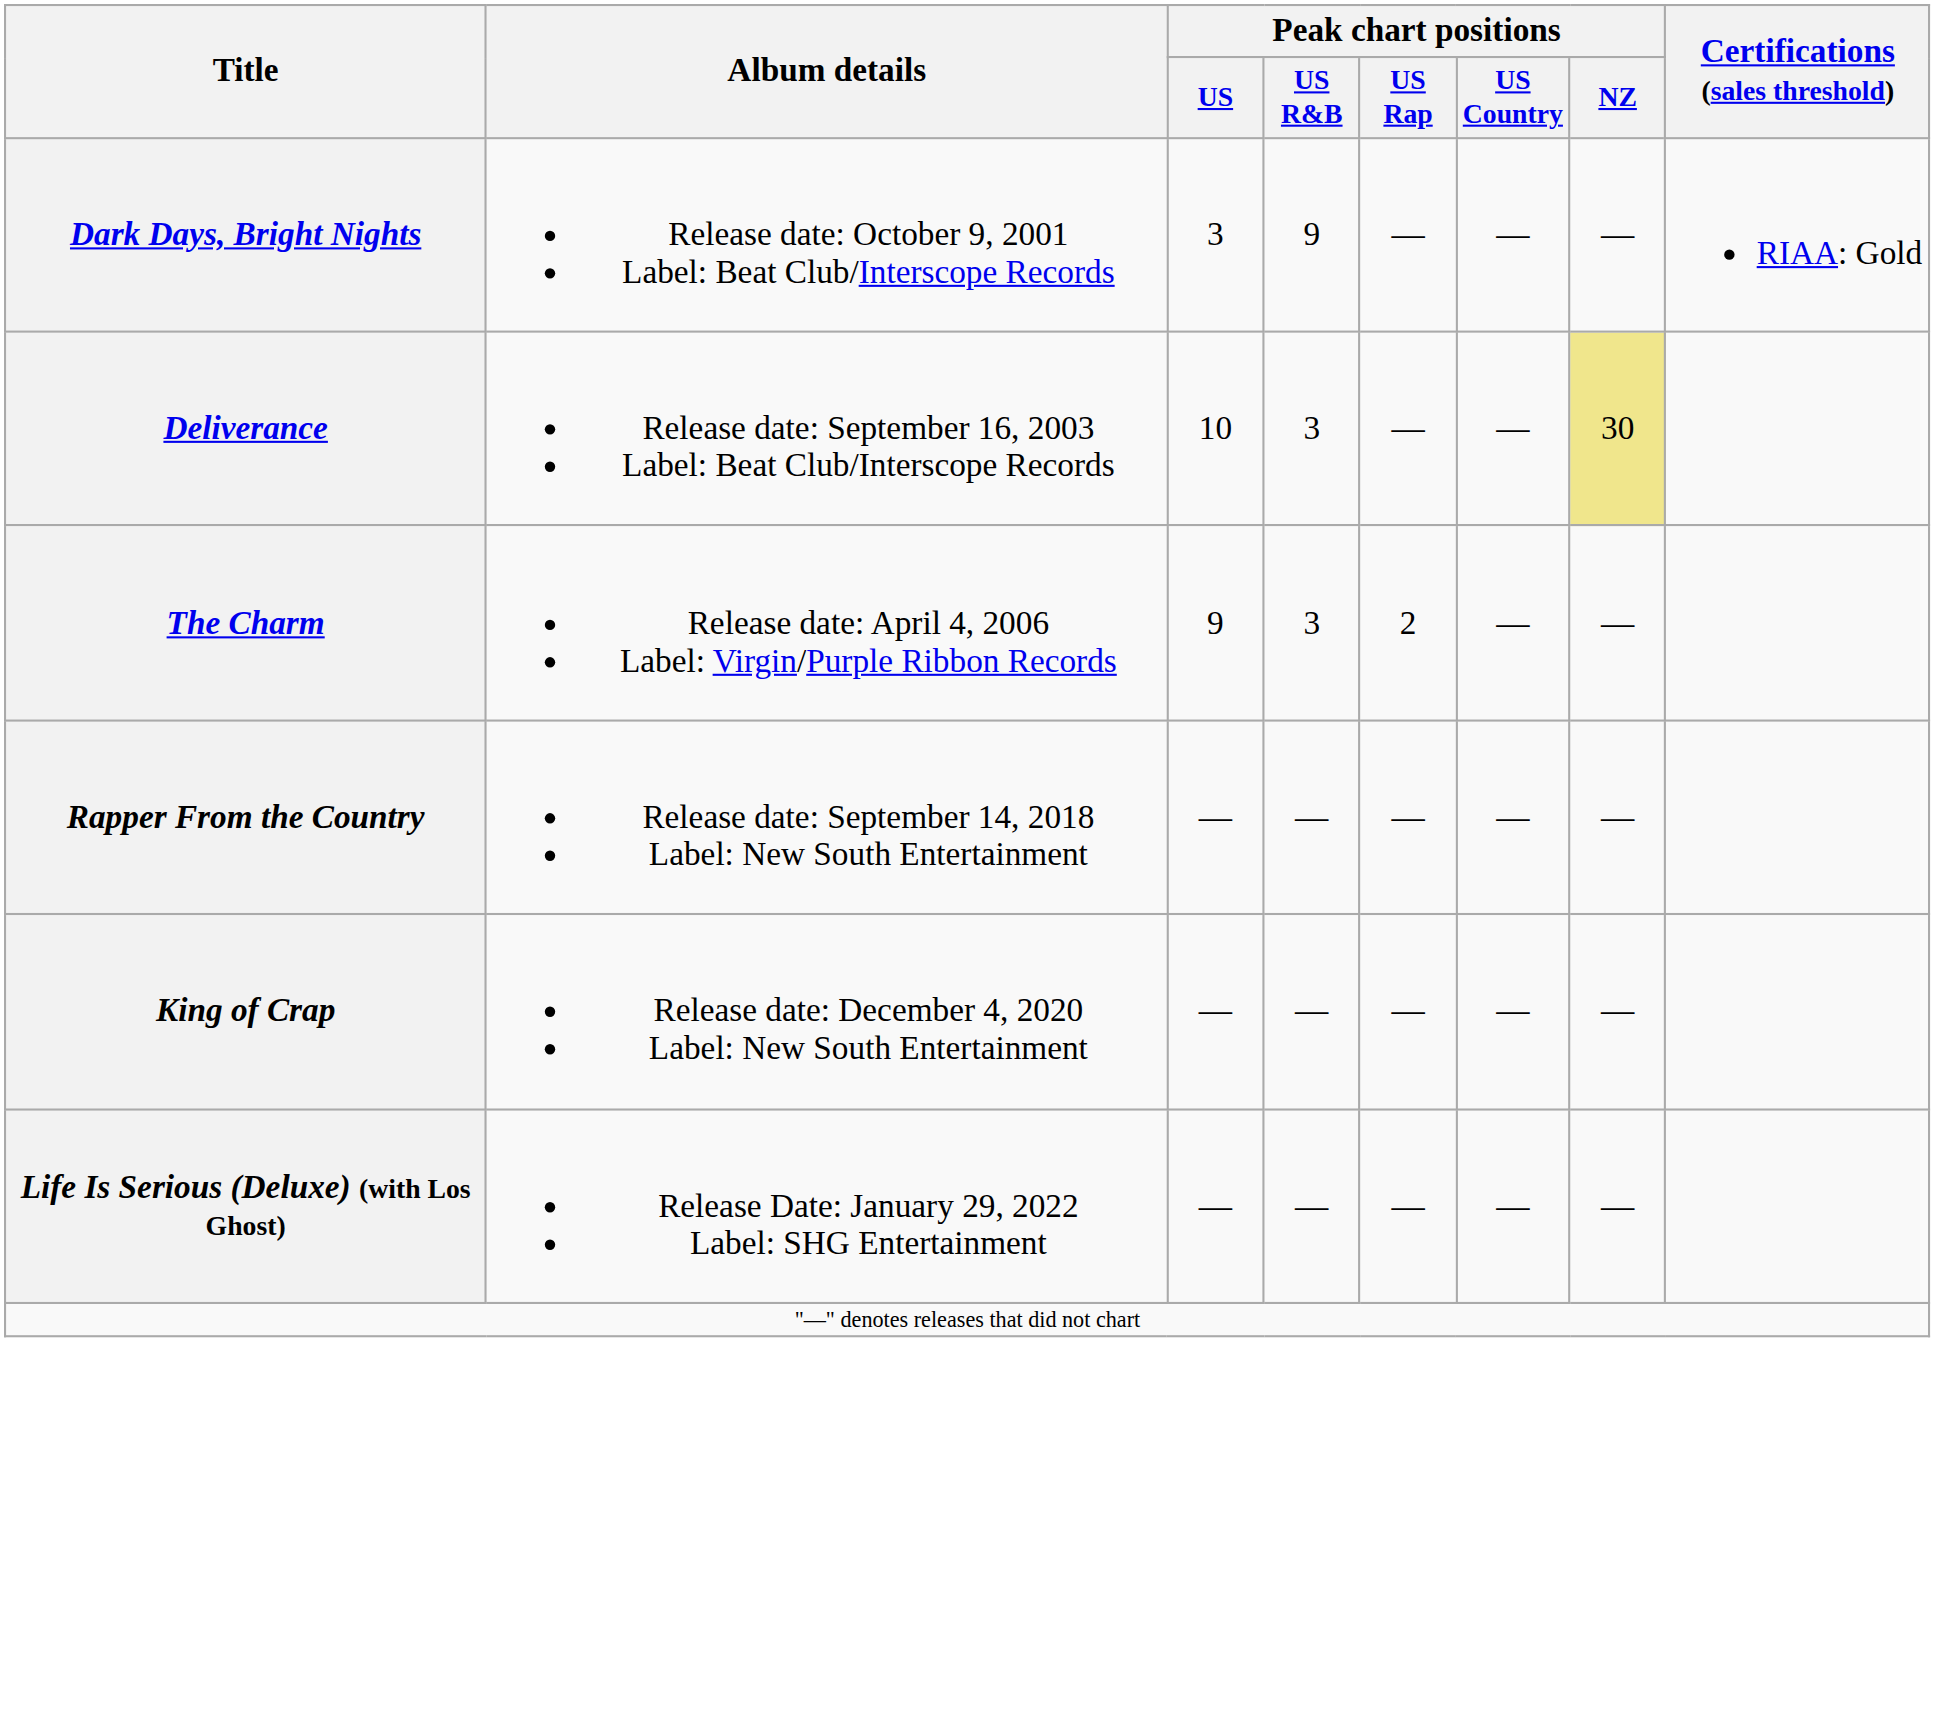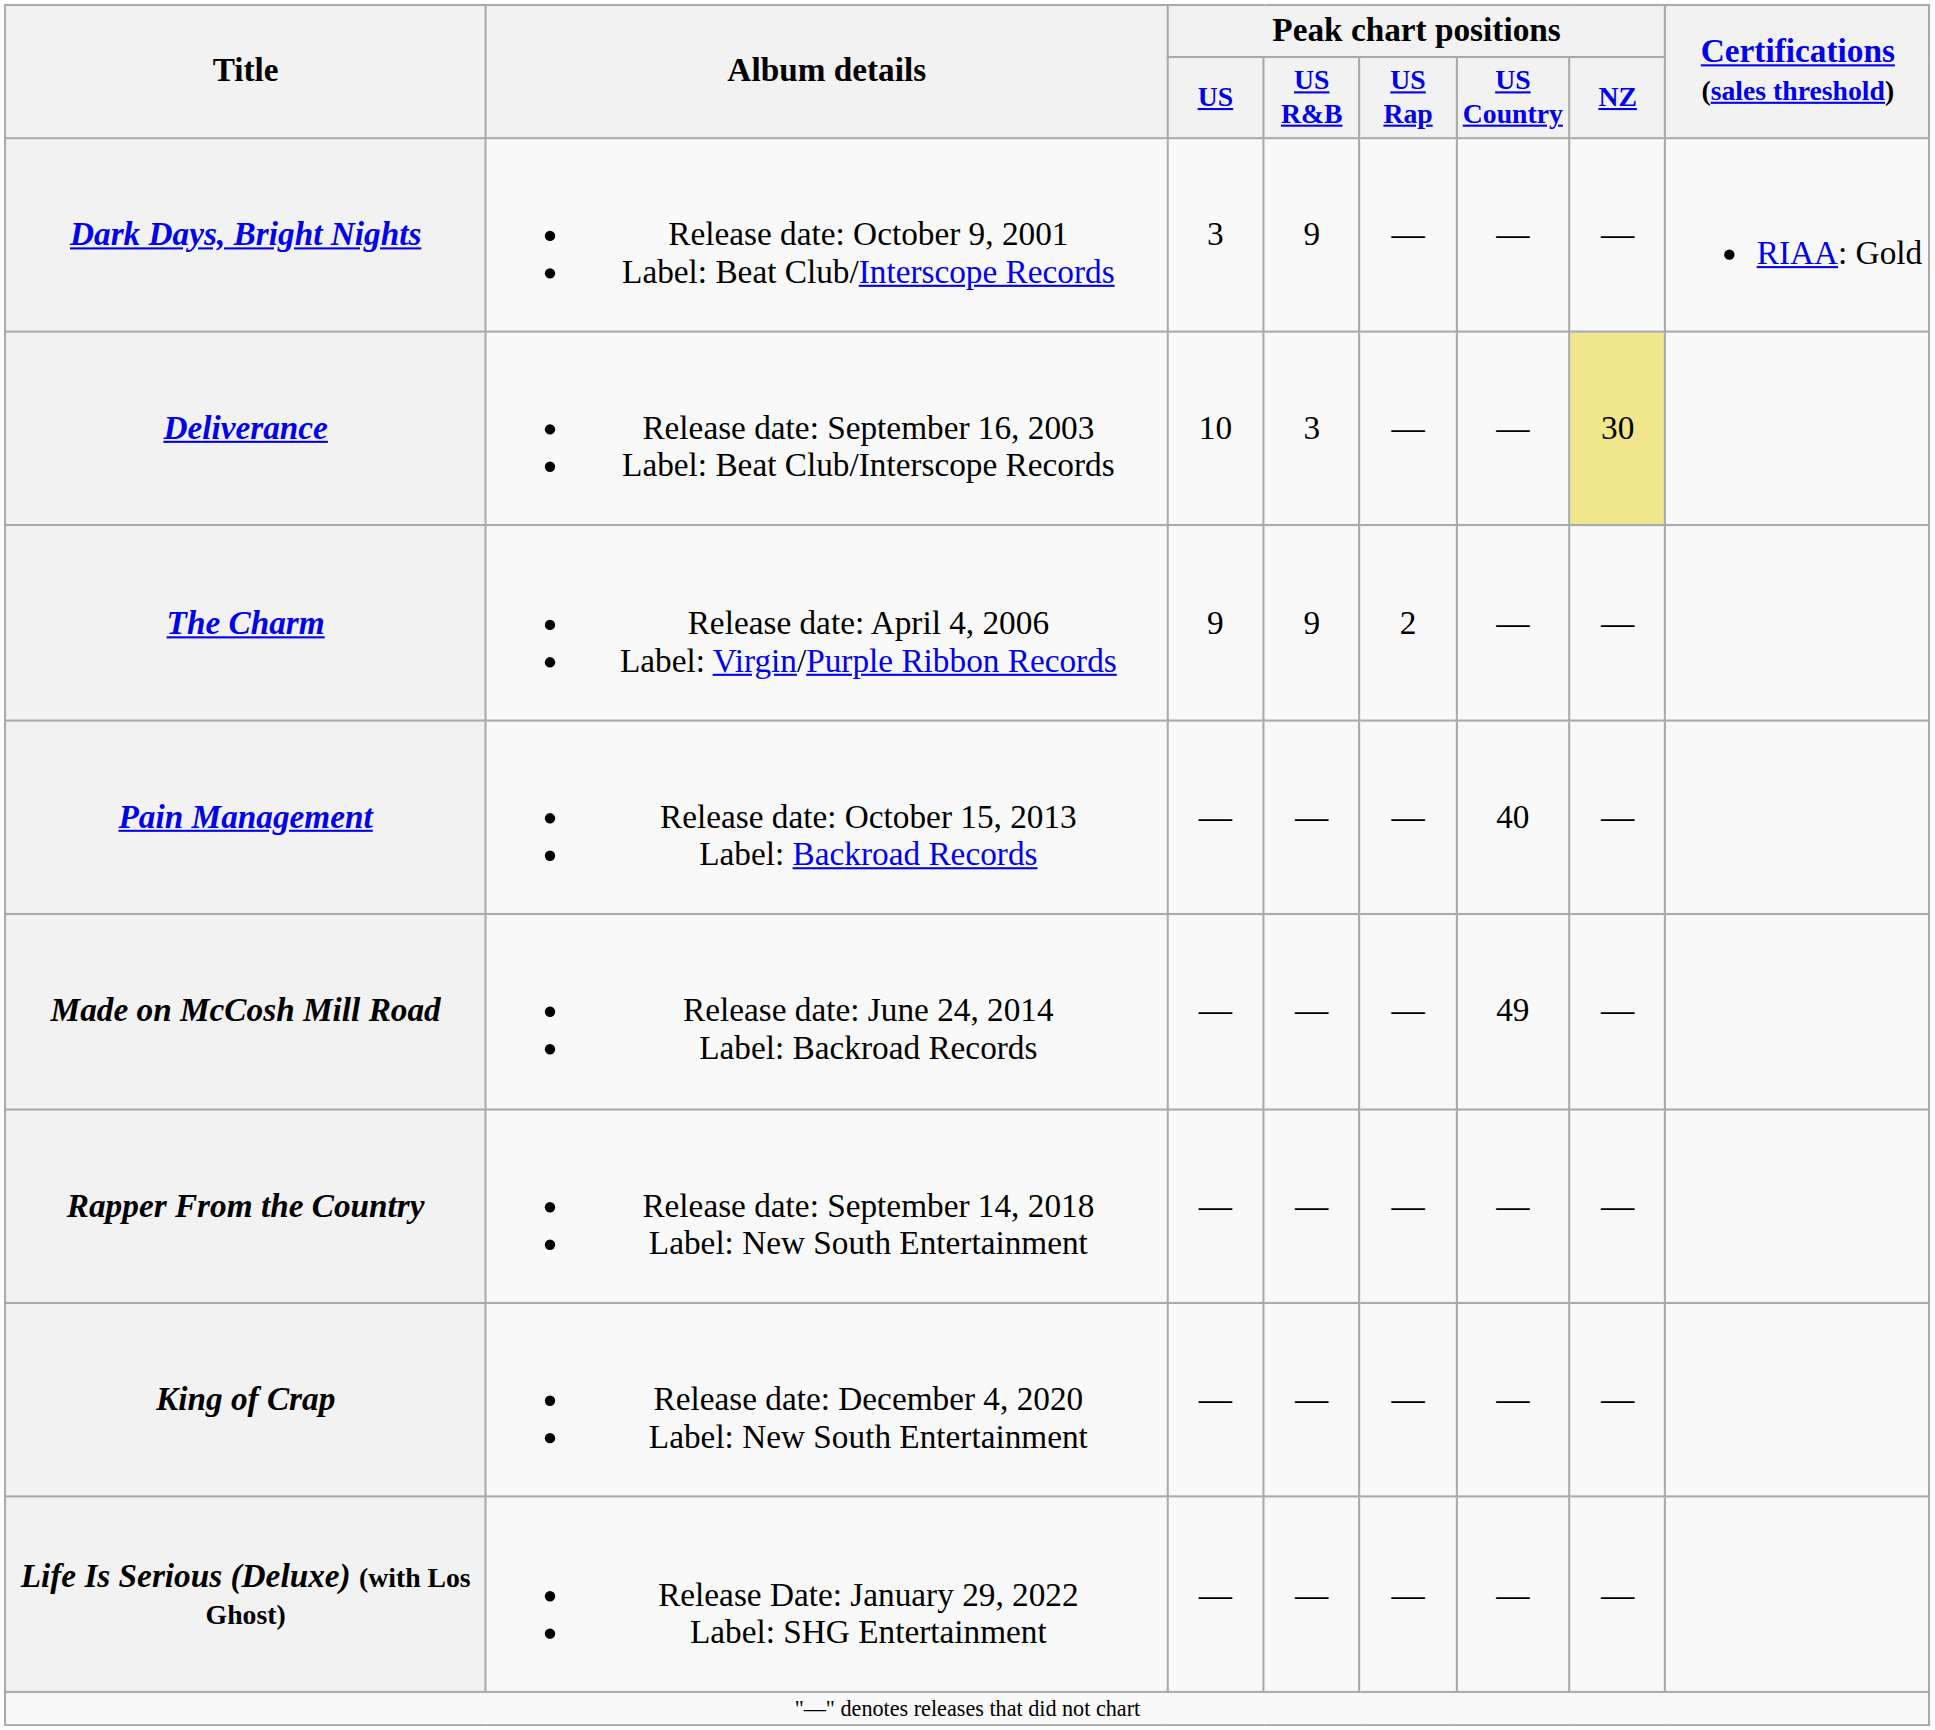(1312, 622) 3 -> (1312, 622) 9
+ row: (246, 816)
+ row: (246, 1010)
